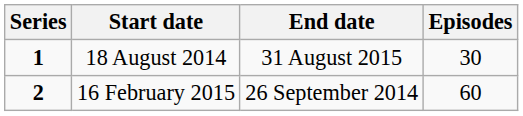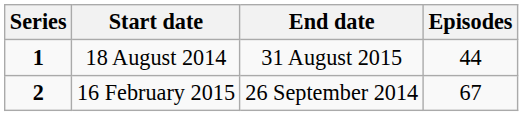(470, 57) 30 -> (470, 57) 44
(470, 92) 60 -> (470, 92) 67
